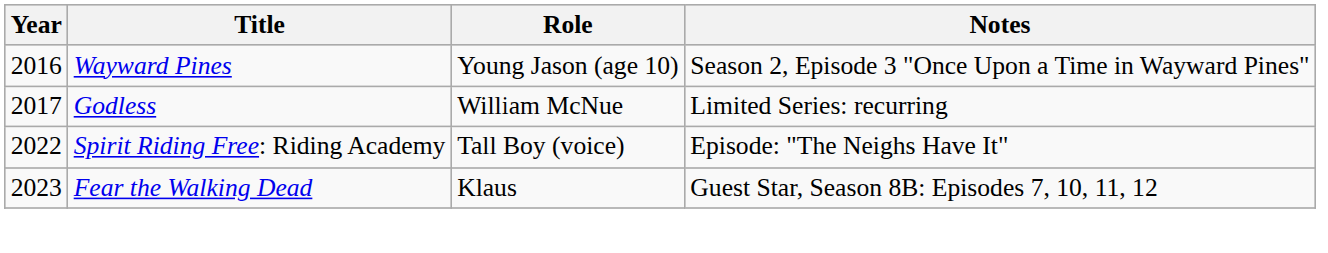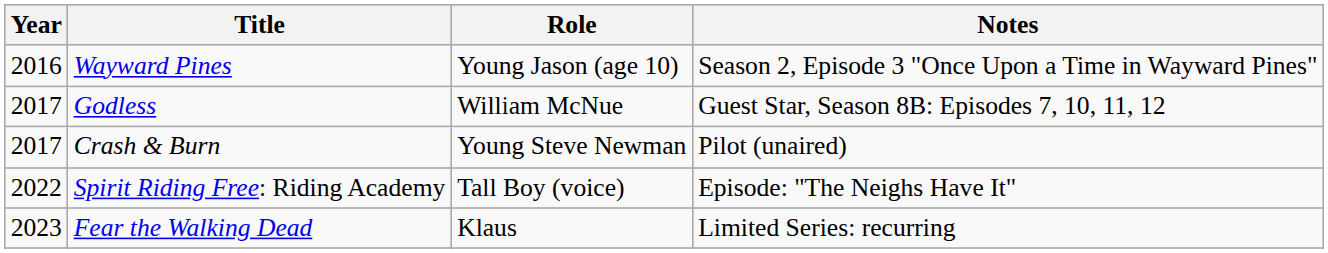(819, 106) Limited Series: recurring -> (932, 106) Guest Star, Season 8B: Episodes 7, 10, 11, 12
+ row: (147, 146)
(924, 187) Guest Star, Season 8B: Episodes 7, 10, 11, 12 -> (827, 227) Limited Series: recurring
